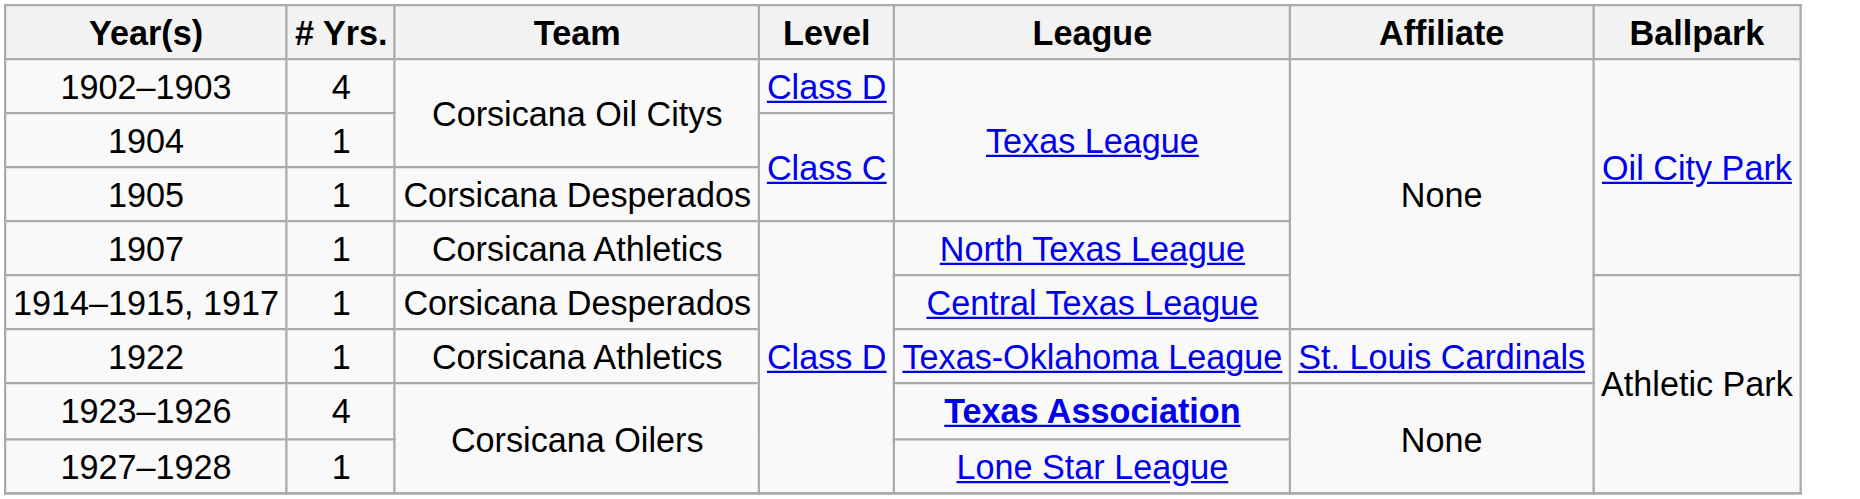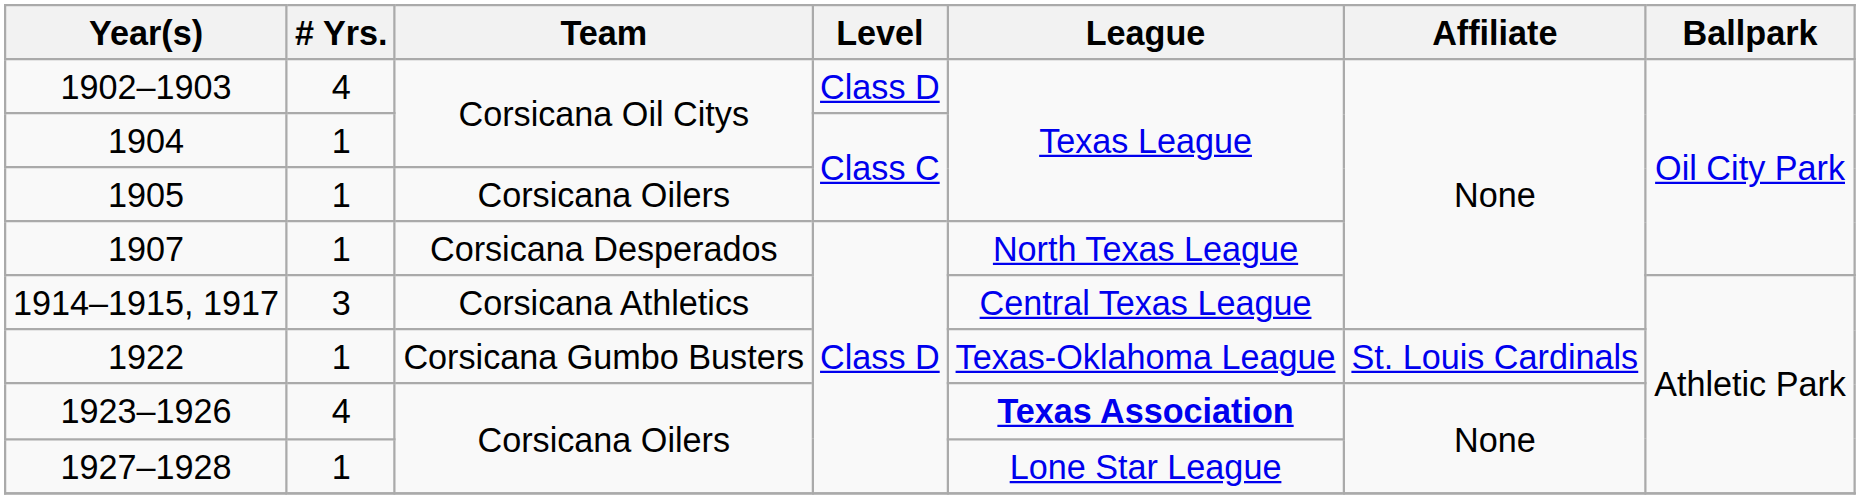(577, 195) Corsicana Desperados -> (604, 195) Corsicana Oilers
(577, 249) Corsicana Athletics -> (604, 249) Corsicana Desperados
(341, 303) 1 -> (341, 303) 3
(577, 303) Corsicana Desperados -> (604, 303) Corsicana Athletics
(577, 357) Corsicana Athletics -> (604, 357) Corsicana Gumbo Busters
